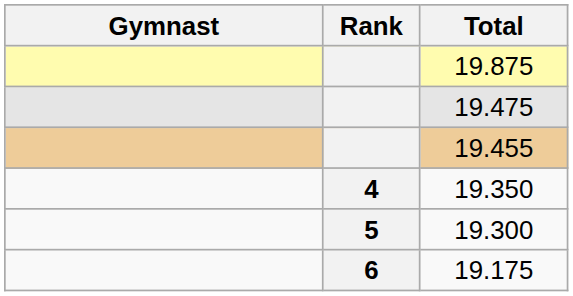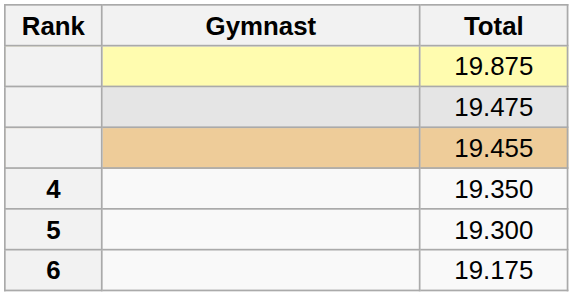columns swapped: (371, 25) <-> (164, 25)
